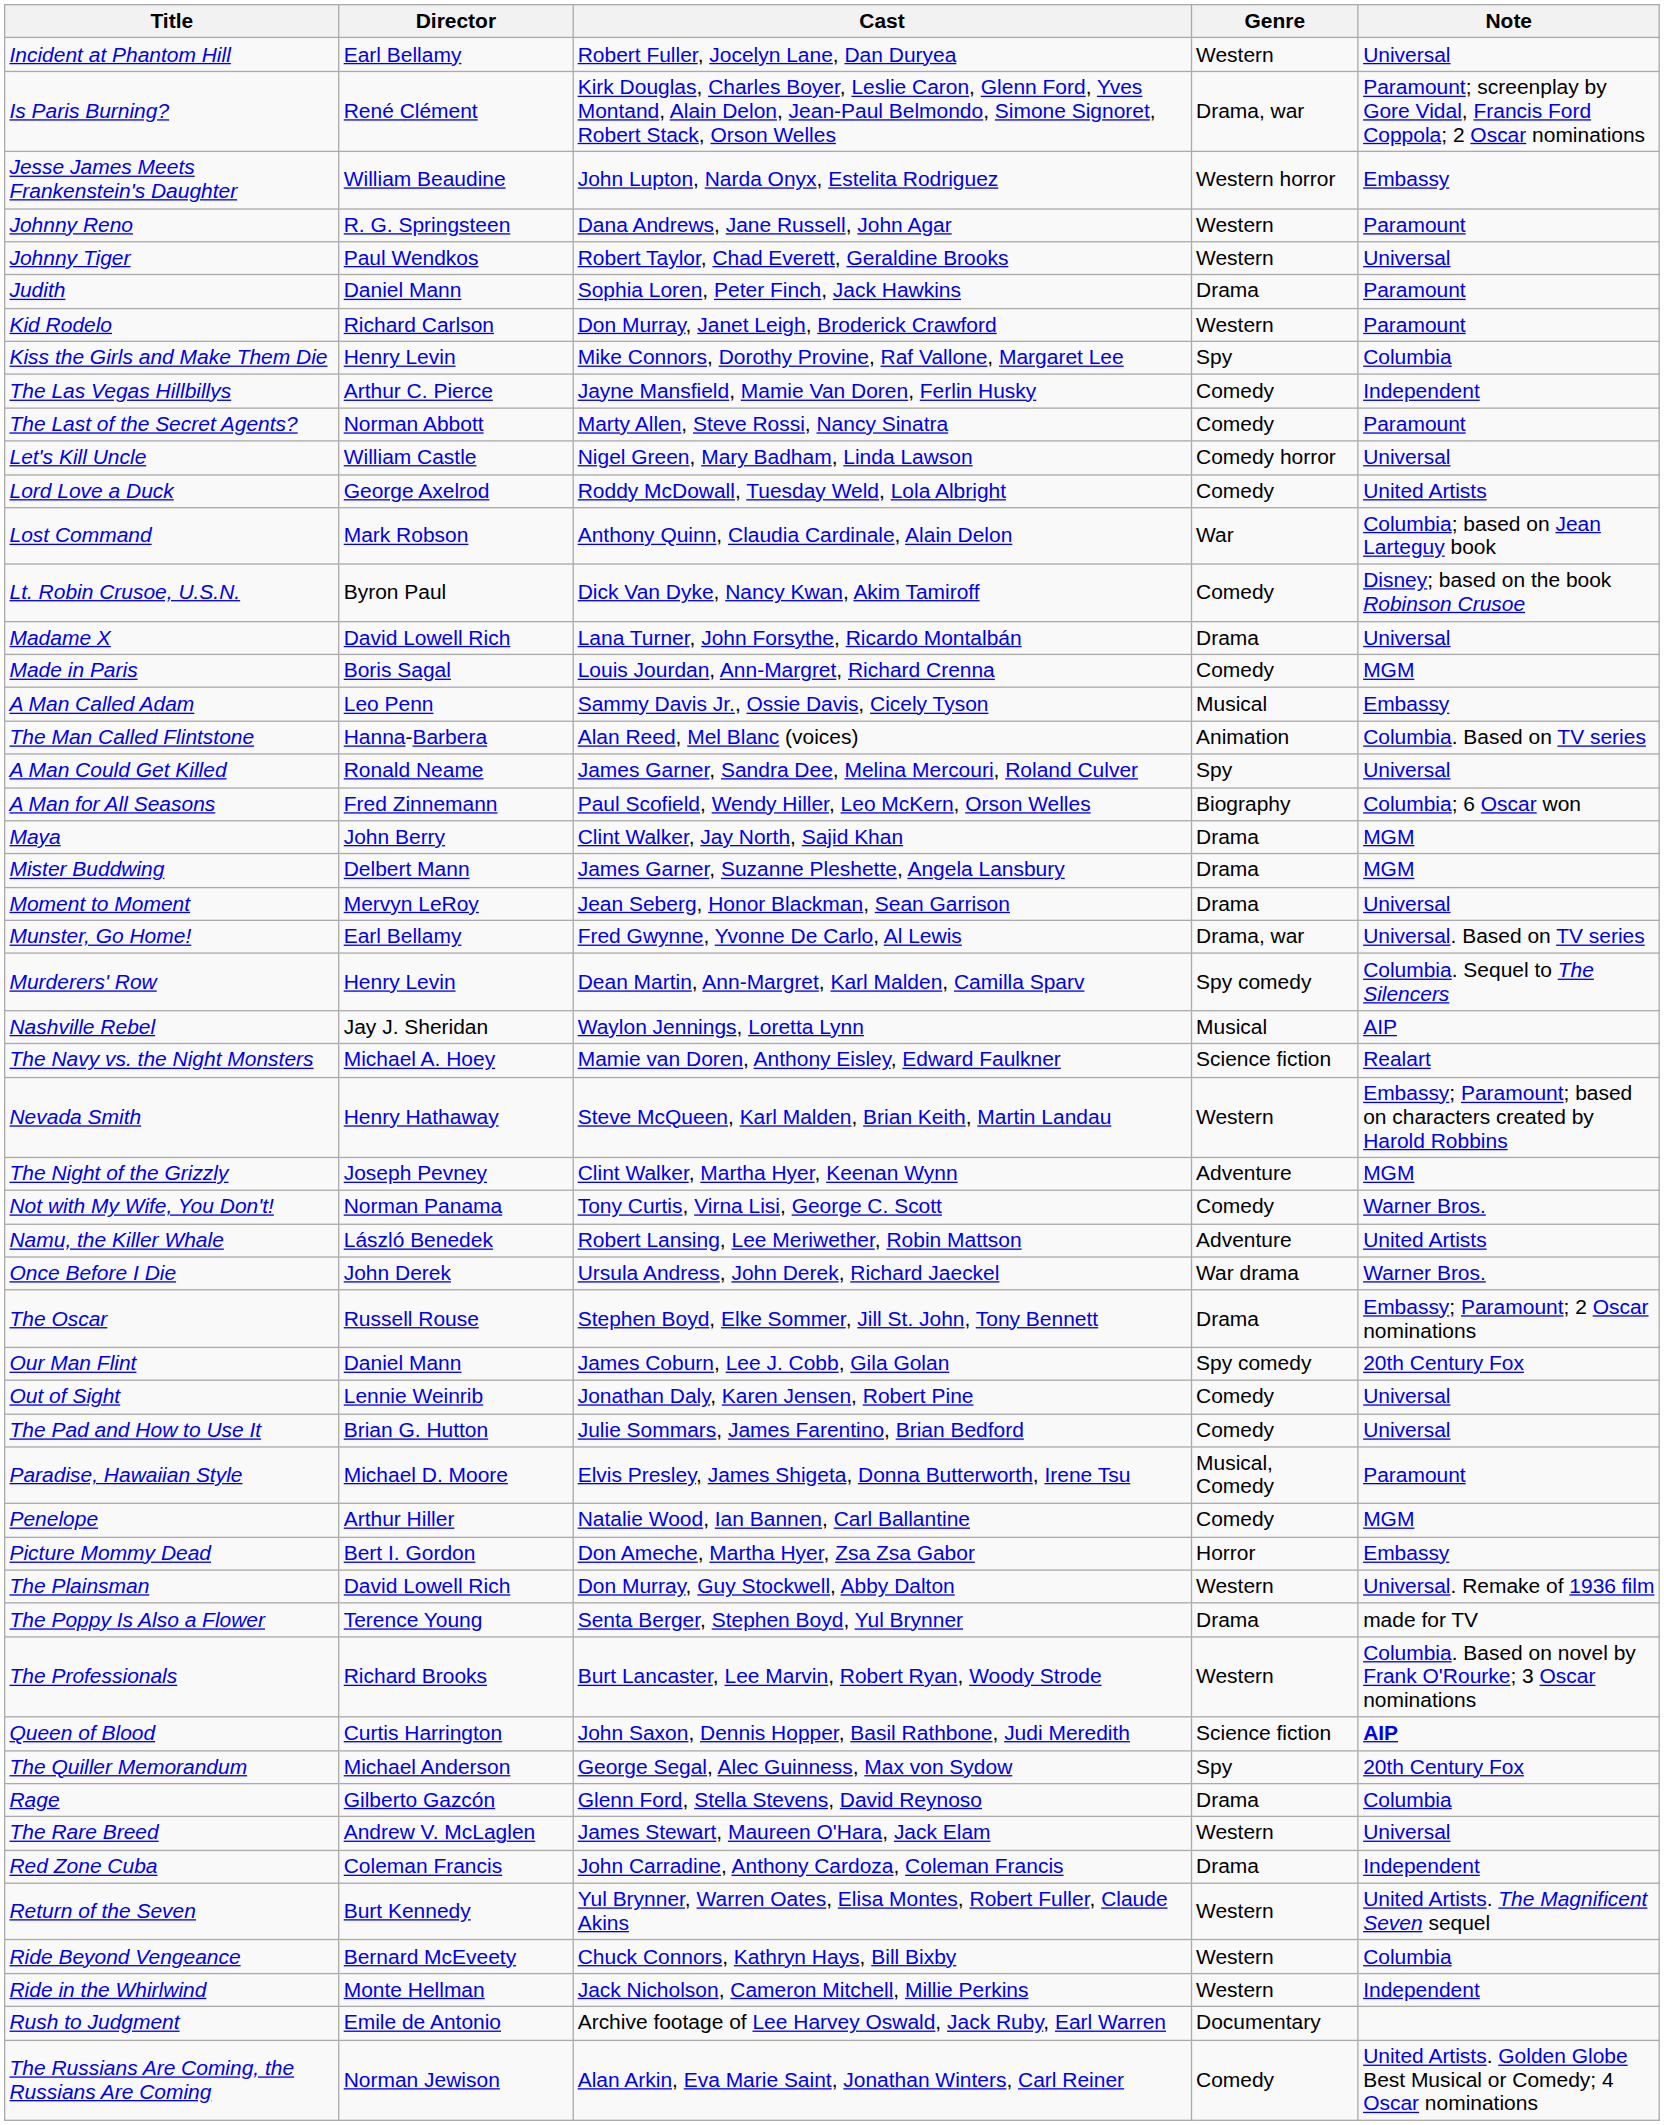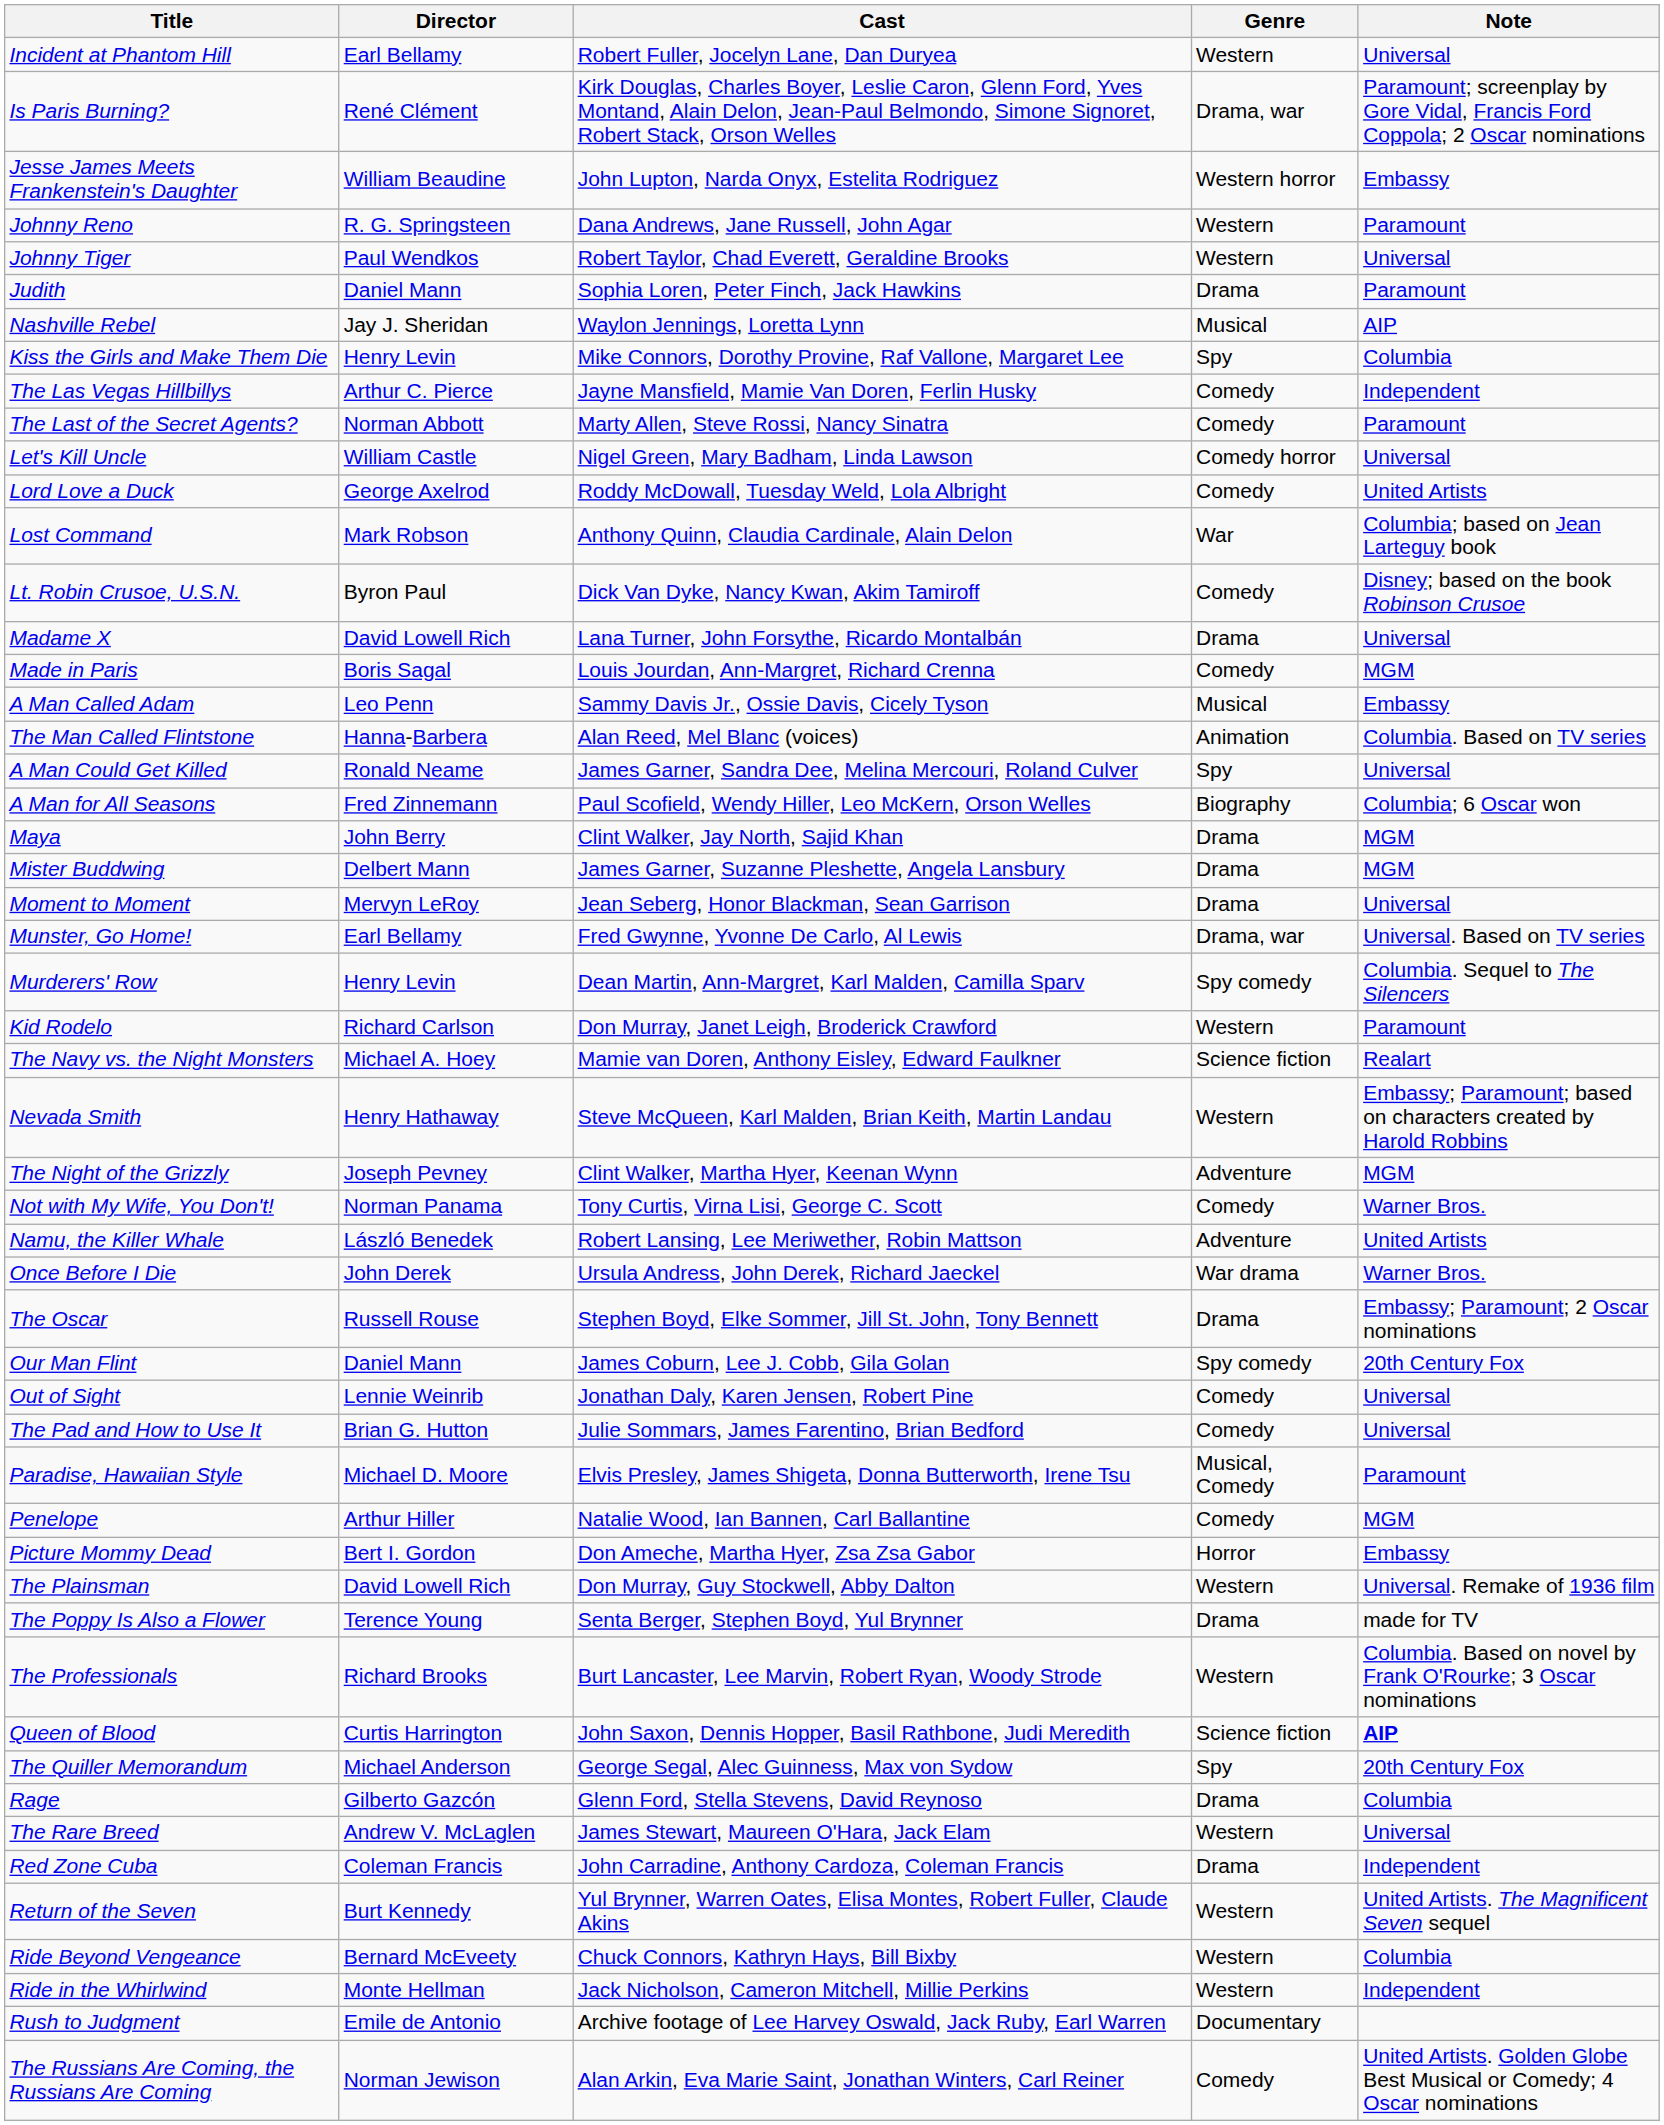rows swapped: (61, 324) <-> (82, 1026)
